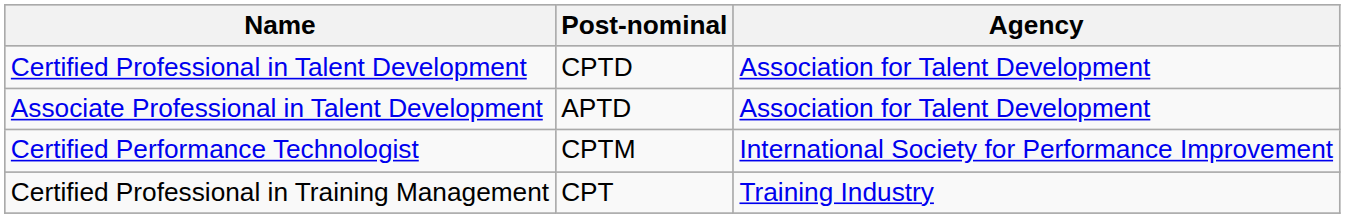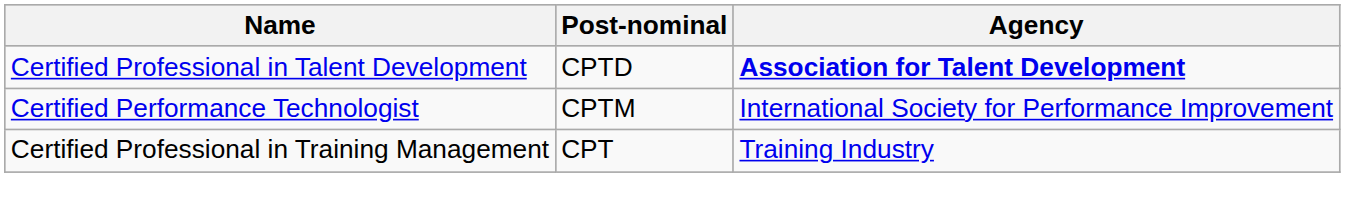(945, 66) normal -> (962, 66) bold
- row: (277, 108)
